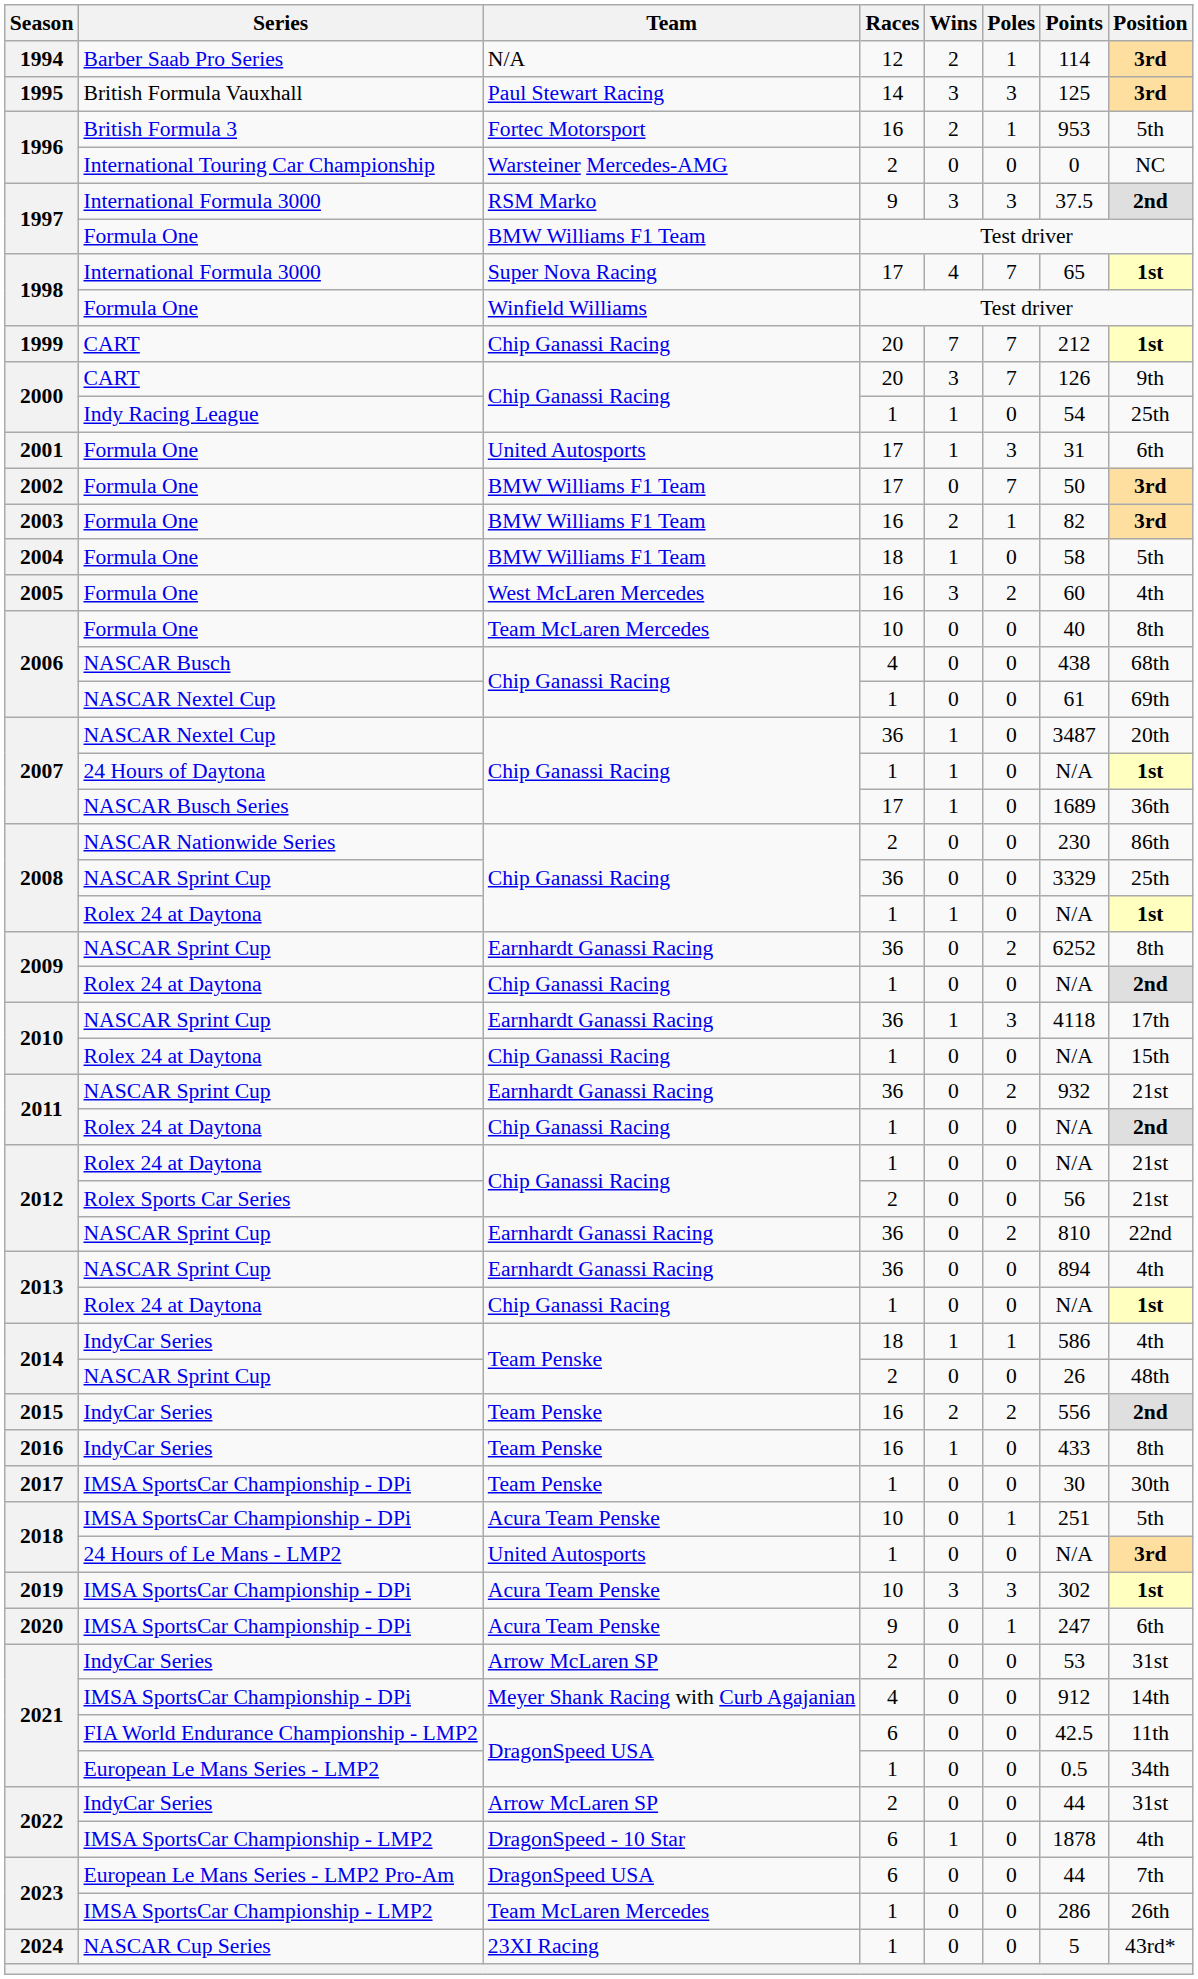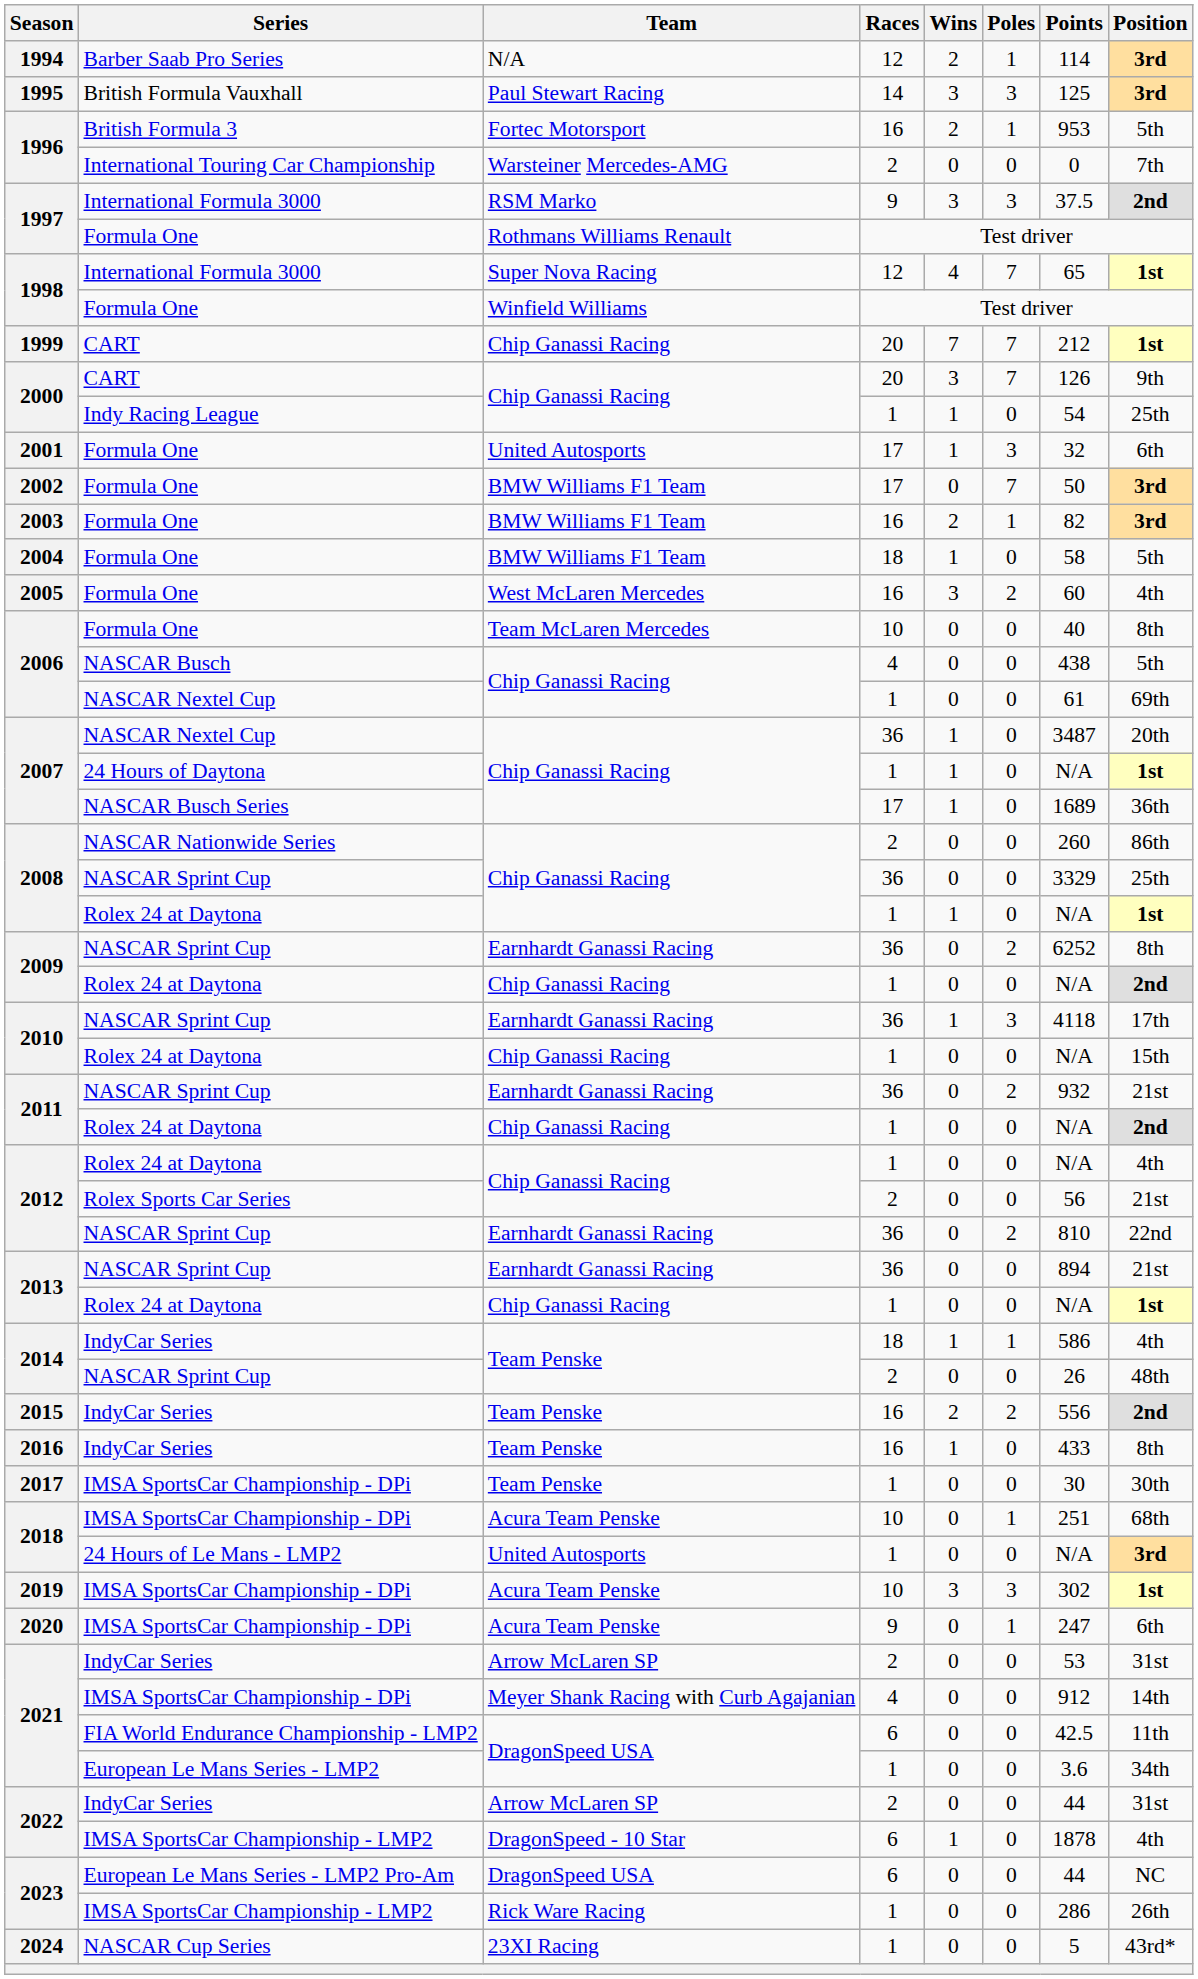(1150, 165) NC -> (1150, 165) 7th
(597, 236) BMW Williams F1 Team -> (610, 236) Rothmans Williams Renault
(892, 272) 17 -> (892, 272) 12
(1074, 450) 31 -> (1074, 450) 32
(1150, 663) 68th -> (1150, 663) 5th
(1074, 842) 230 -> (1074, 842) 260
(1150, 1162) 21st -> (1150, 1162) 4th
(1150, 1269) 4th -> (1150, 1269) 21st
(1150, 1518) 5th -> (1150, 1518) 68th
(1074, 1768) 0.5 -> (1074, 1768) 3.6
(1150, 1875) 7th -> (1150, 1875) NC
(599, 1910) Team McLaren Mercedes -> (566, 1910) Rick Ware Racing
